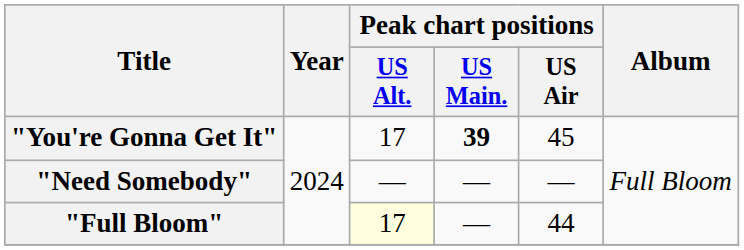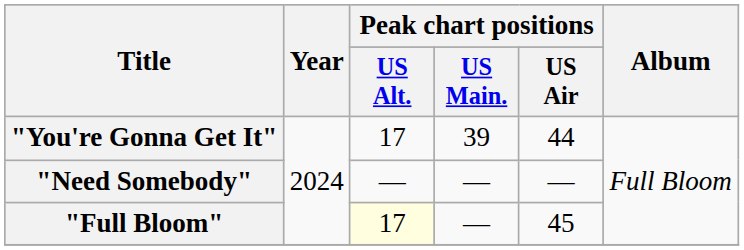(477, 137) bold -> (477, 137) normal
(561, 137) 45 -> (561, 137) 44
(561, 223) 44 -> (561, 223) 45
